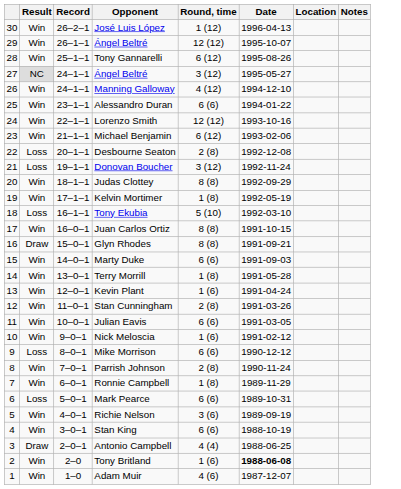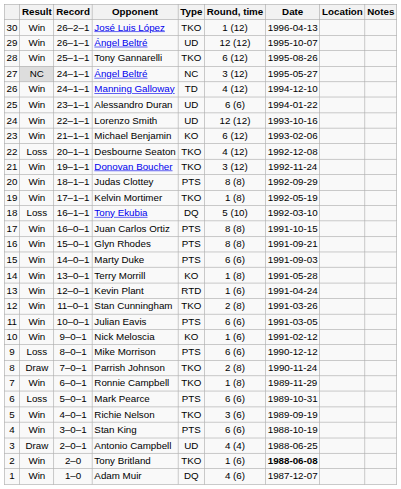+ column: (191, 12)
(208, 151) 2 (8) -> (235, 151) 4 (12)
(37, 167) Loss -> (37, 167) Win
(37, 244) Draw -> (37, 244) Win
(37, 368) Win -> (37, 368) Draw
